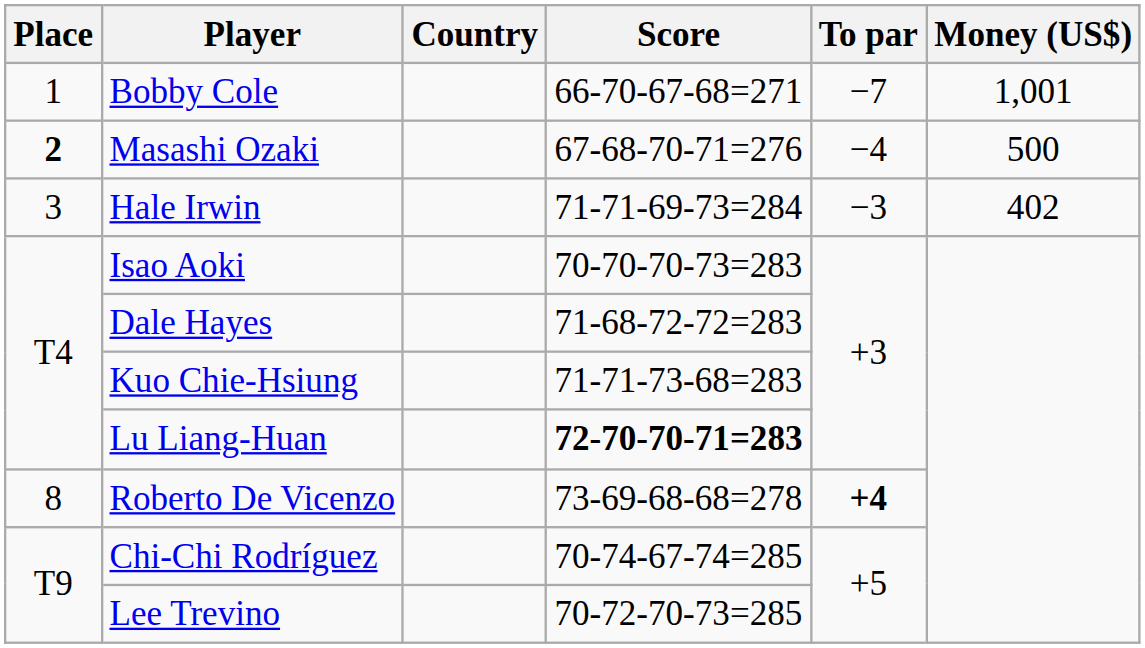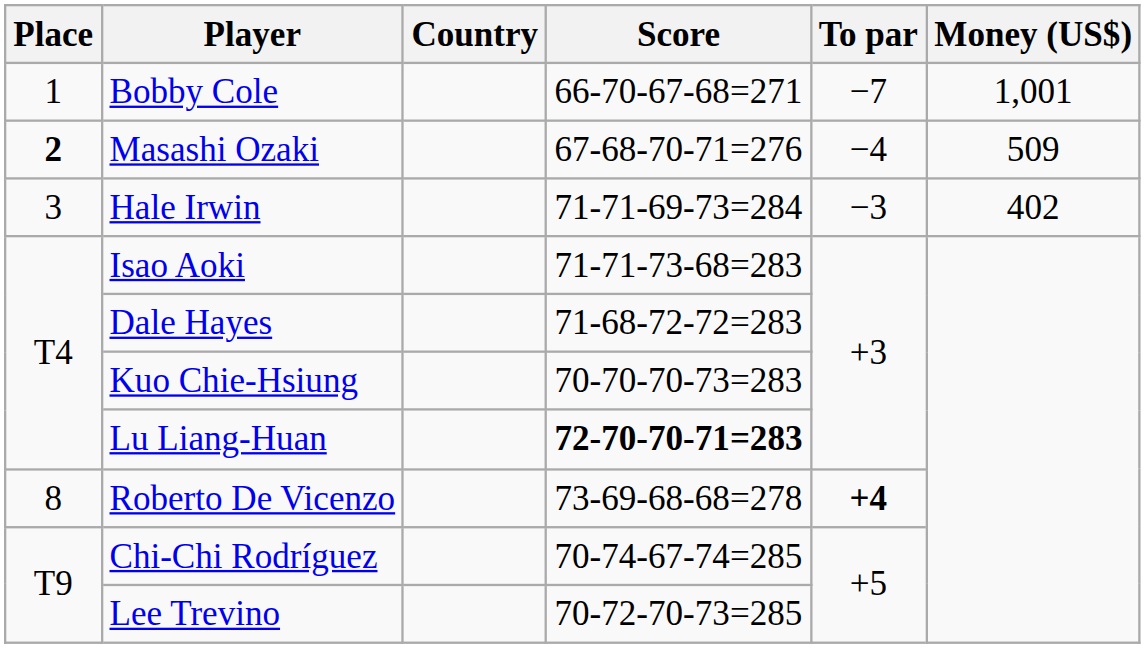(1033, 149) 500 -> (1033, 149) 509
(678, 265) 70-70-70-73=283 -> (678, 265) 71-71-73-68=283
(678, 381) 71-71-73-68=283 -> (678, 381) 70-70-70-73=283
